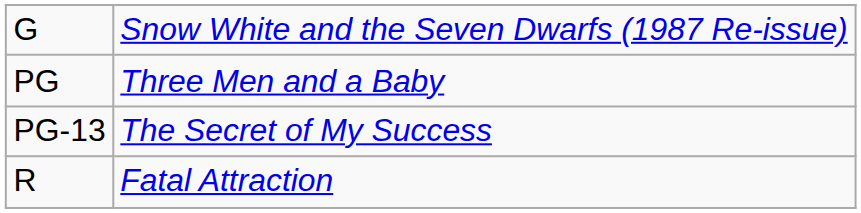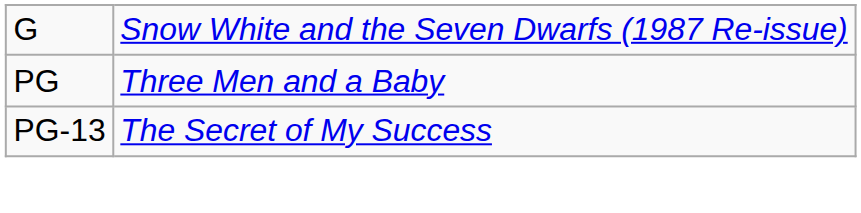- row: (25, 181)
